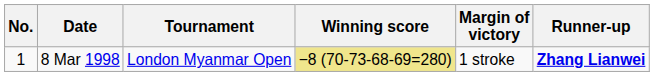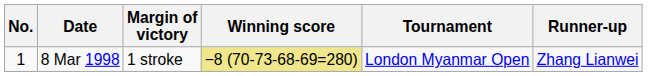columns swapped: (209, 26) <-> (494, 26)
(591, 59) bold -> (588, 59) normal
